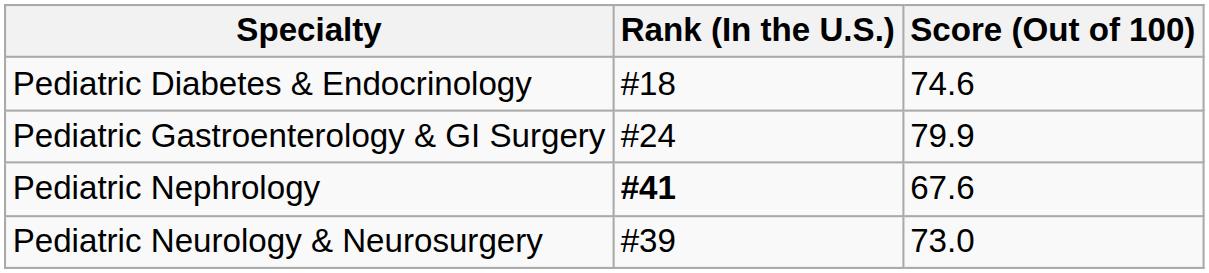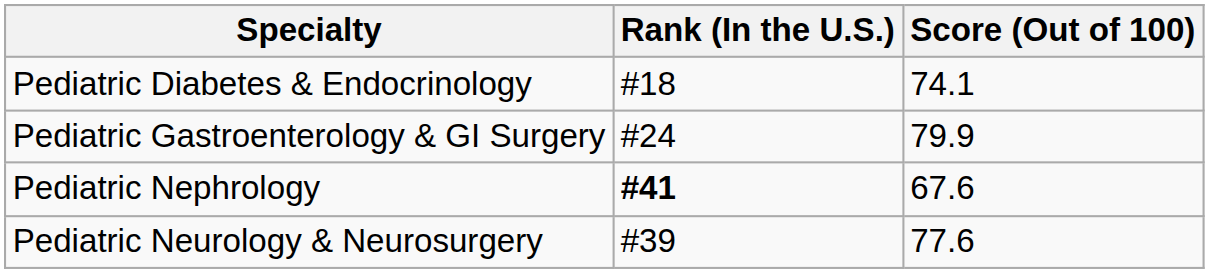(942, 83) 74.6 -> (942, 83) 74.1
(942, 240) 73.0 -> (942, 240) 77.6
